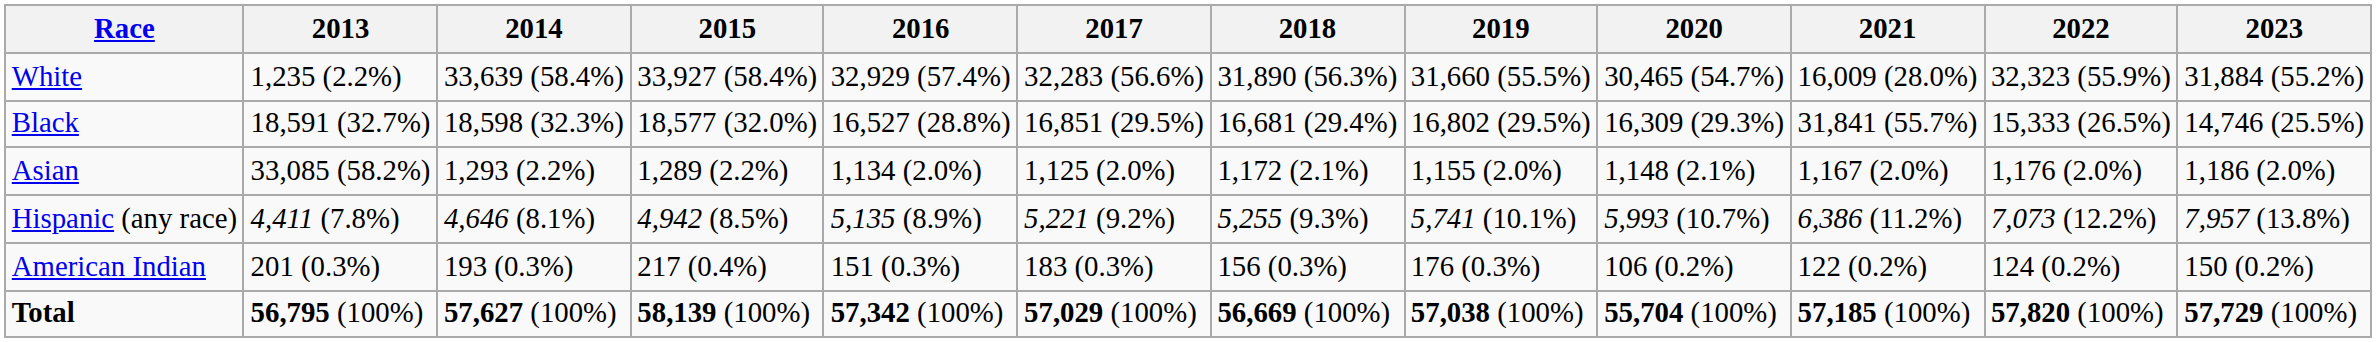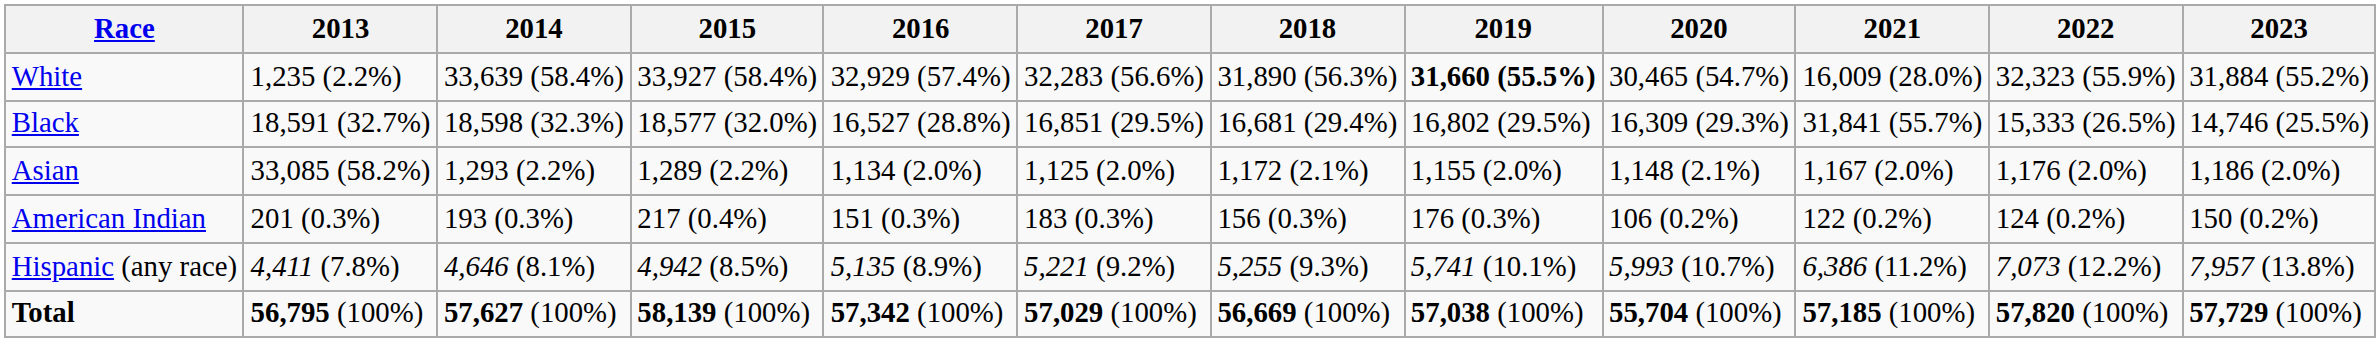(1501, 76) normal -> (1503, 76) bold
rows swapped: (109, 266) <-> (124, 218)
